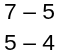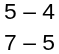rows swapped: (30, 11) <-> (30, 43)
